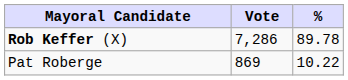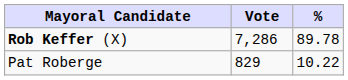(248, 63) 869 -> (248, 63) 829
